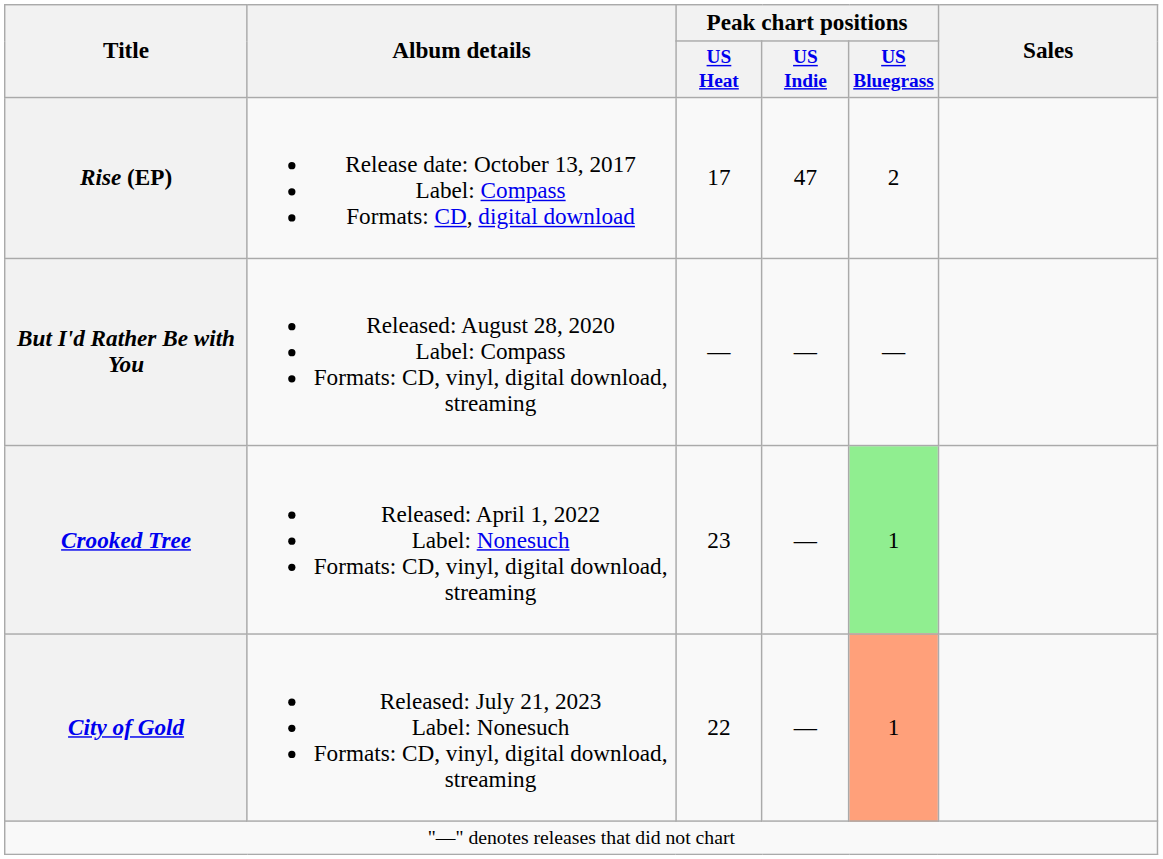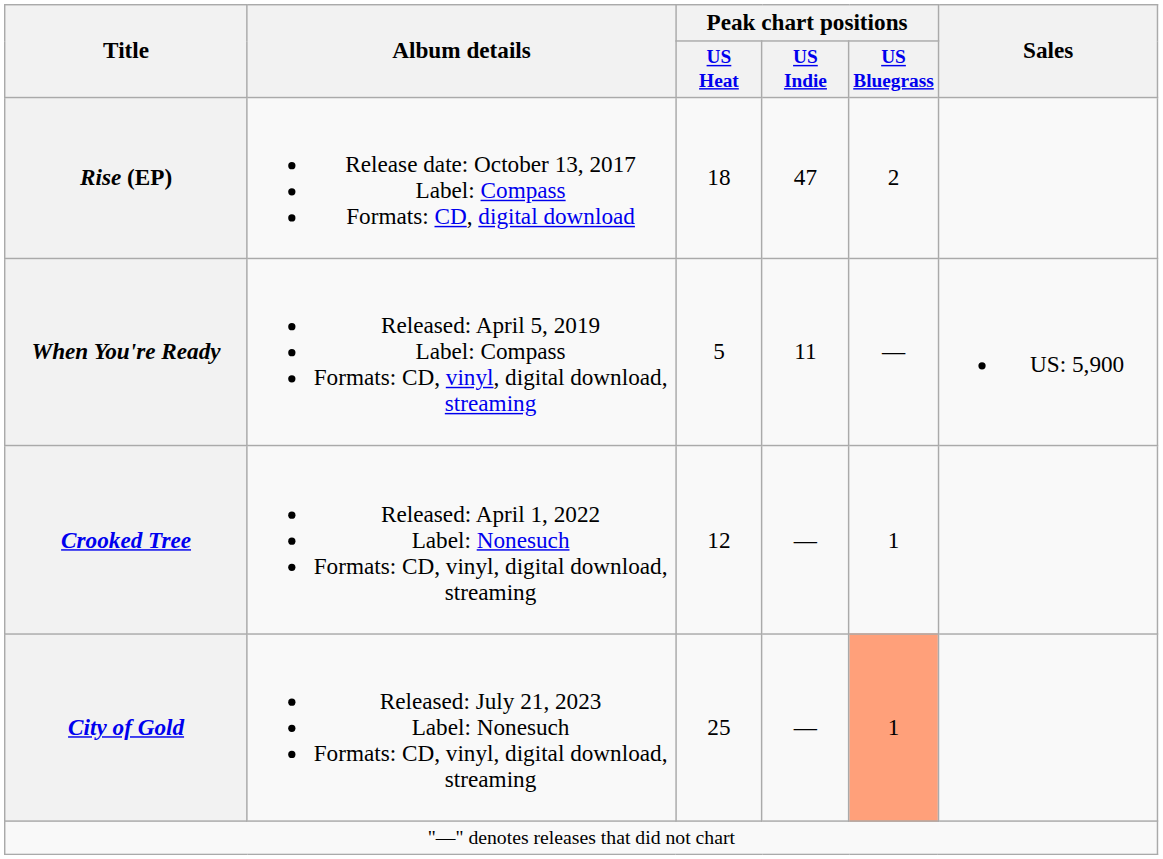(719, 177) 17 -> (719, 177) 18
+ row: (126, 352)
- row: (126, 352)
(719, 539) 23 -> (719, 539) 12
(894, 539) lightgreen background -> (894, 539) no background
(719, 727) 22 -> (719, 727) 25
